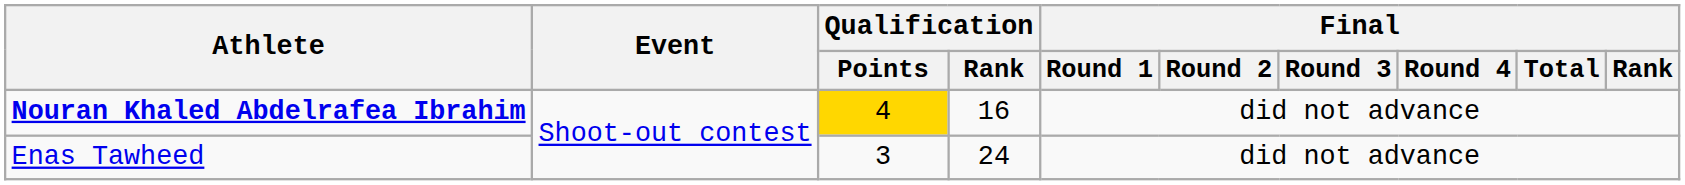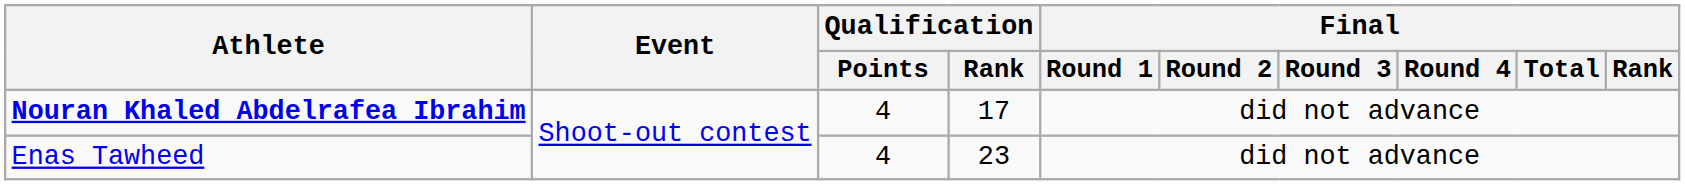(883, 112) gold background -> (883, 112) no background
(994, 112) 16 -> (994, 112) 17
(883, 157) 3 -> (883, 157) 4
(994, 157) 24 -> (994, 157) 23
